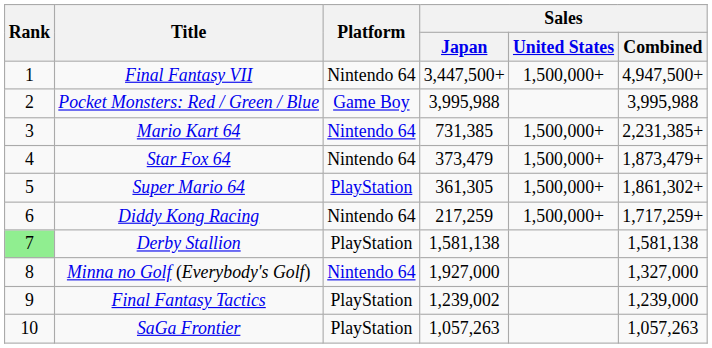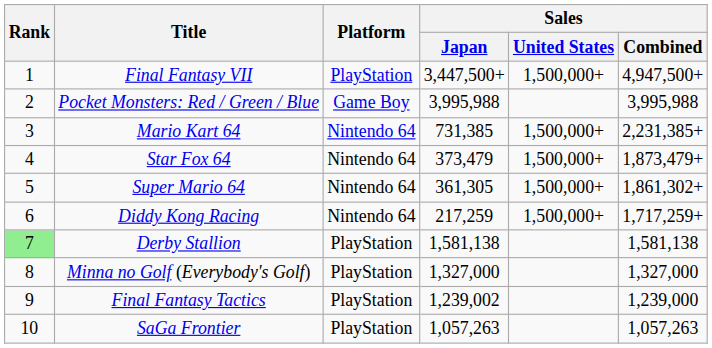(371, 74) Nintendo 64 -> (371, 74) PlayStation
(371, 187) PlayStation -> (371, 187) Nintendo 64
(371, 272) Nintendo 64 -> (371, 272) PlayStation
(464, 272) 1,927,000 -> (464, 272) 1,327,000
